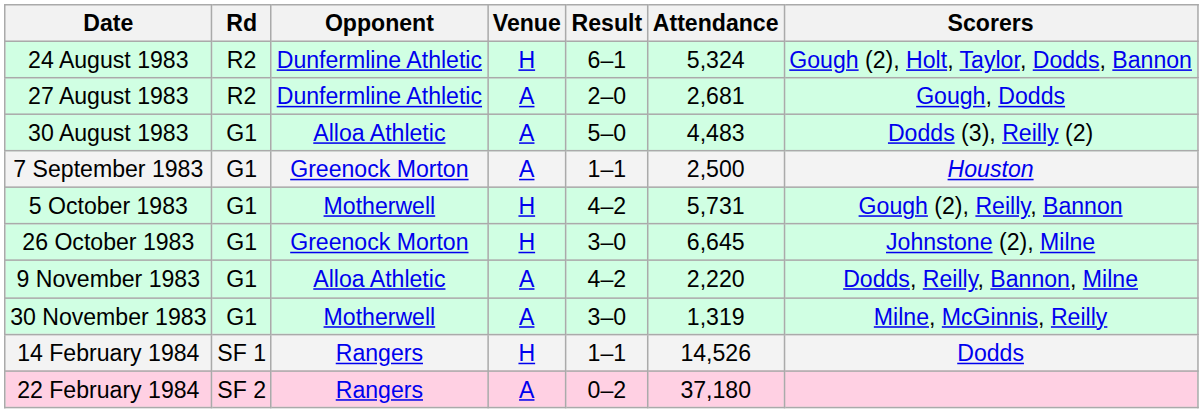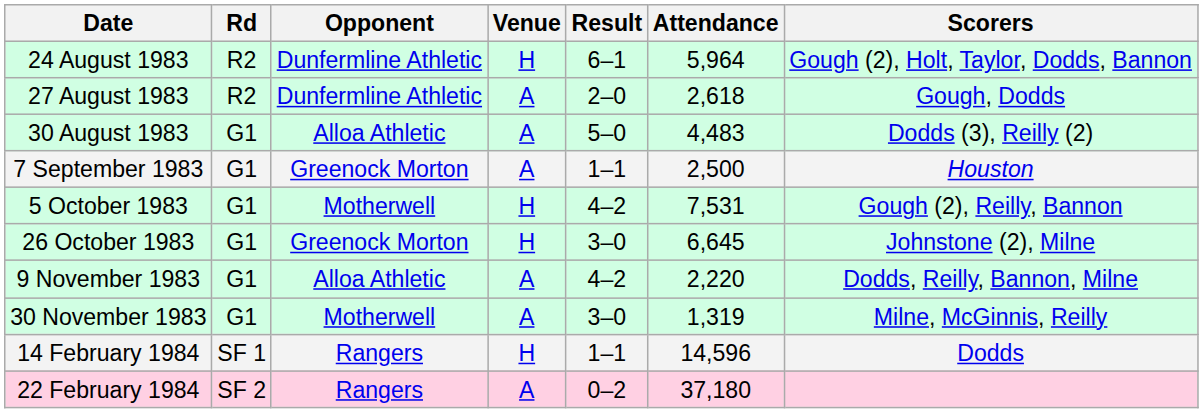(716, 60) 5,324 -> (716, 60) 5,964
(716, 96) 2,681 -> (716, 96) 2,618
(716, 206) 5,731 -> (716, 206) 7,531
(716, 352) 14,526 -> (716, 352) 14,596
